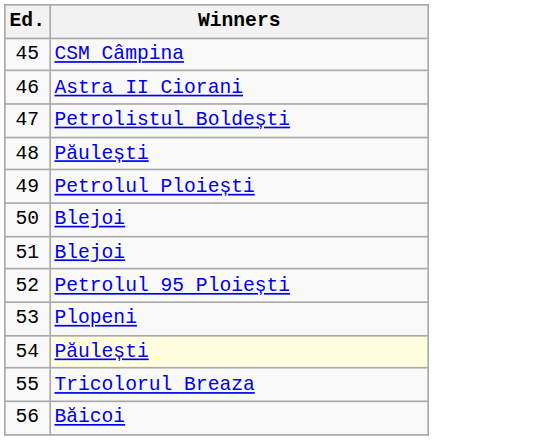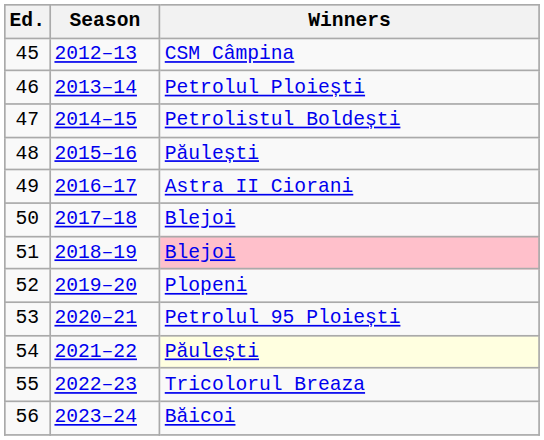+ column: (105, 21)
(149, 87) Astra II Ciorani -> (265, 87) Petrolul Ploiești
(155, 186) Petrolul Ploiești -> (259, 186) Astra II Ciorani
(90, 252) no background -> (200, 252) pink background
(172, 285) Petrolul 95 Ploiești -> (206, 285) Plopeni
(96, 318) Plopeni -> (283, 318) Petrolul 95 Ploiești
